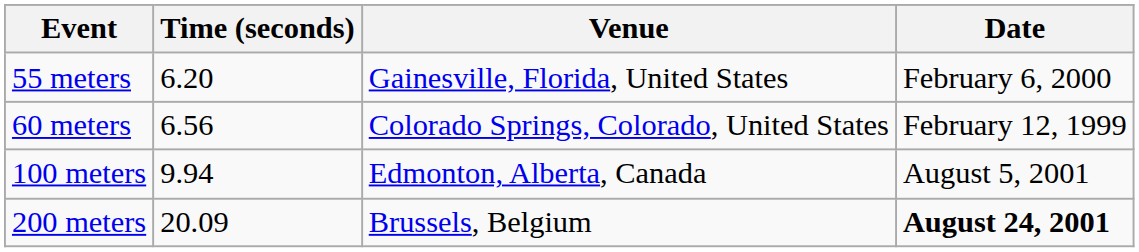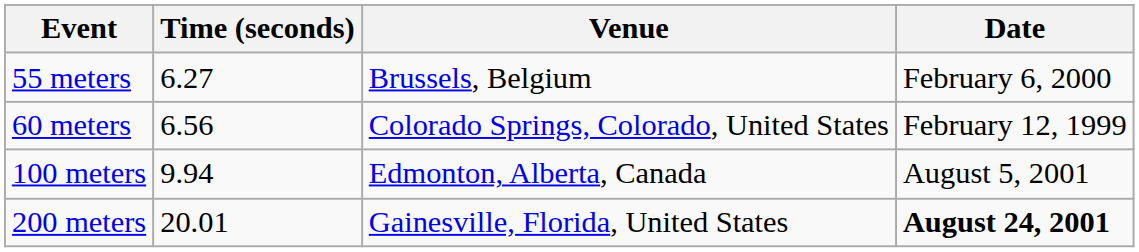(187, 76) 6.20 -> (187, 76) 6.27
(579, 76) Gainesville, Florida, United States -> (480, 76) Brussels, Belgium
(194, 221) 20.09 -> (194, 221) 20.01
(480, 221) Brussels, Belgium -> (579, 221) Gainesville, Florida, United States
